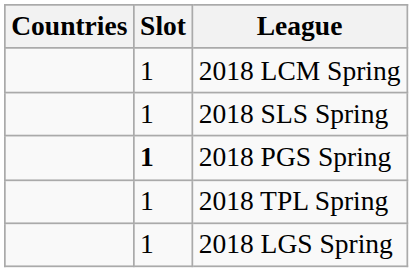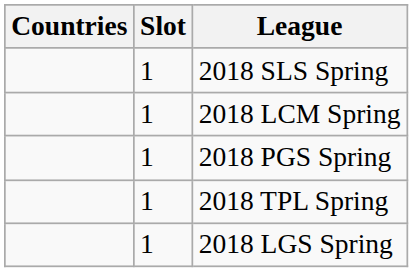rows swapped: (300, 69) <-> (293, 113)
(147, 157) bold -> (147, 157) normal
